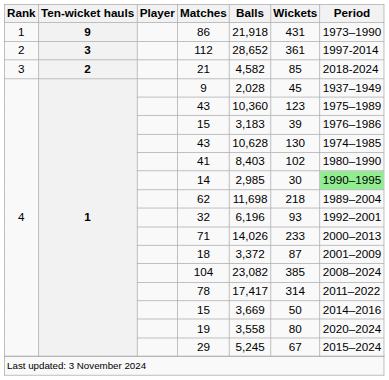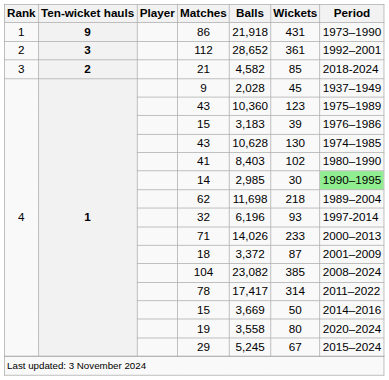(351, 50) 1997-2014 -> (352, 50) 1992–2001
(352, 217) 1992–2001 -> (351, 217) 1997-2014
